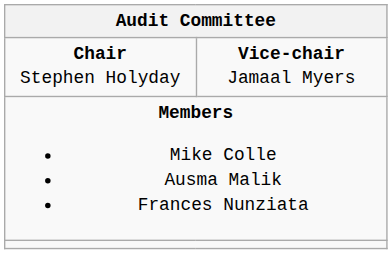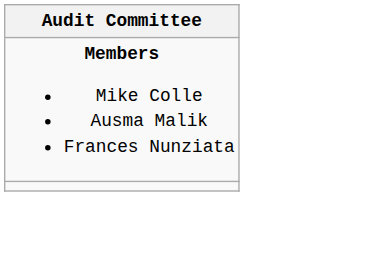- row: (100, 66)
